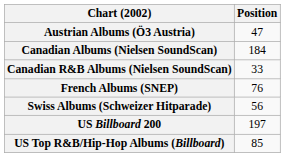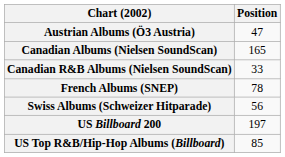(257, 50) 184 -> (257, 50) 165
(257, 87) 76 -> (257, 87) 78
